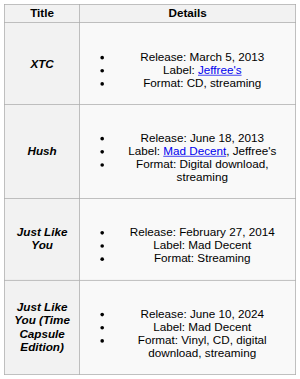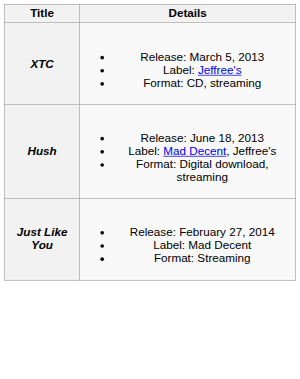- row: (42, 327)
